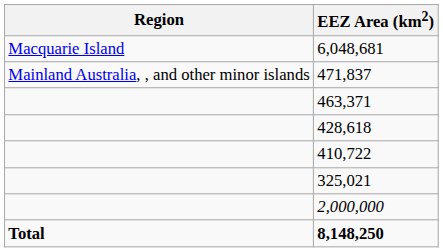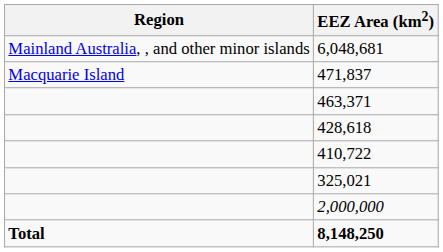(66, 48) Macquarie Island -> (159, 48) Mainland Australia, , and other minor islands
(159, 74) Mainland Australia, , and other minor islands -> (66, 74) Macquarie Island
